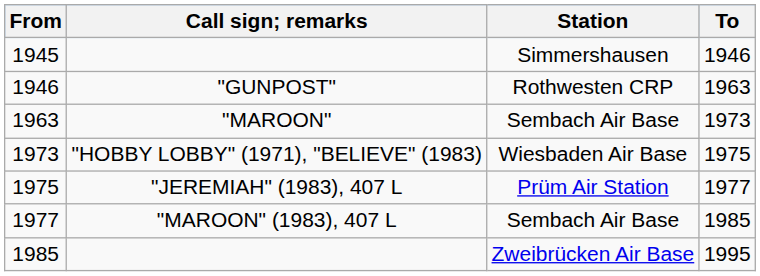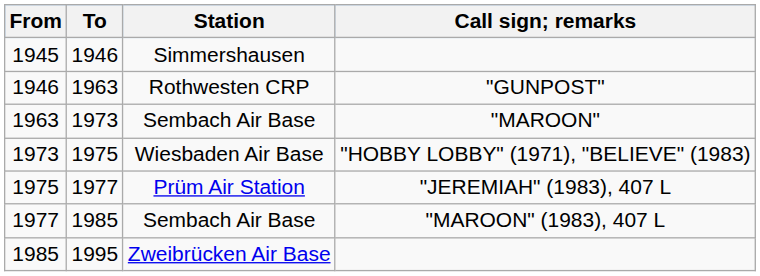columns swapped: (727, 21) <-> (277, 21)
